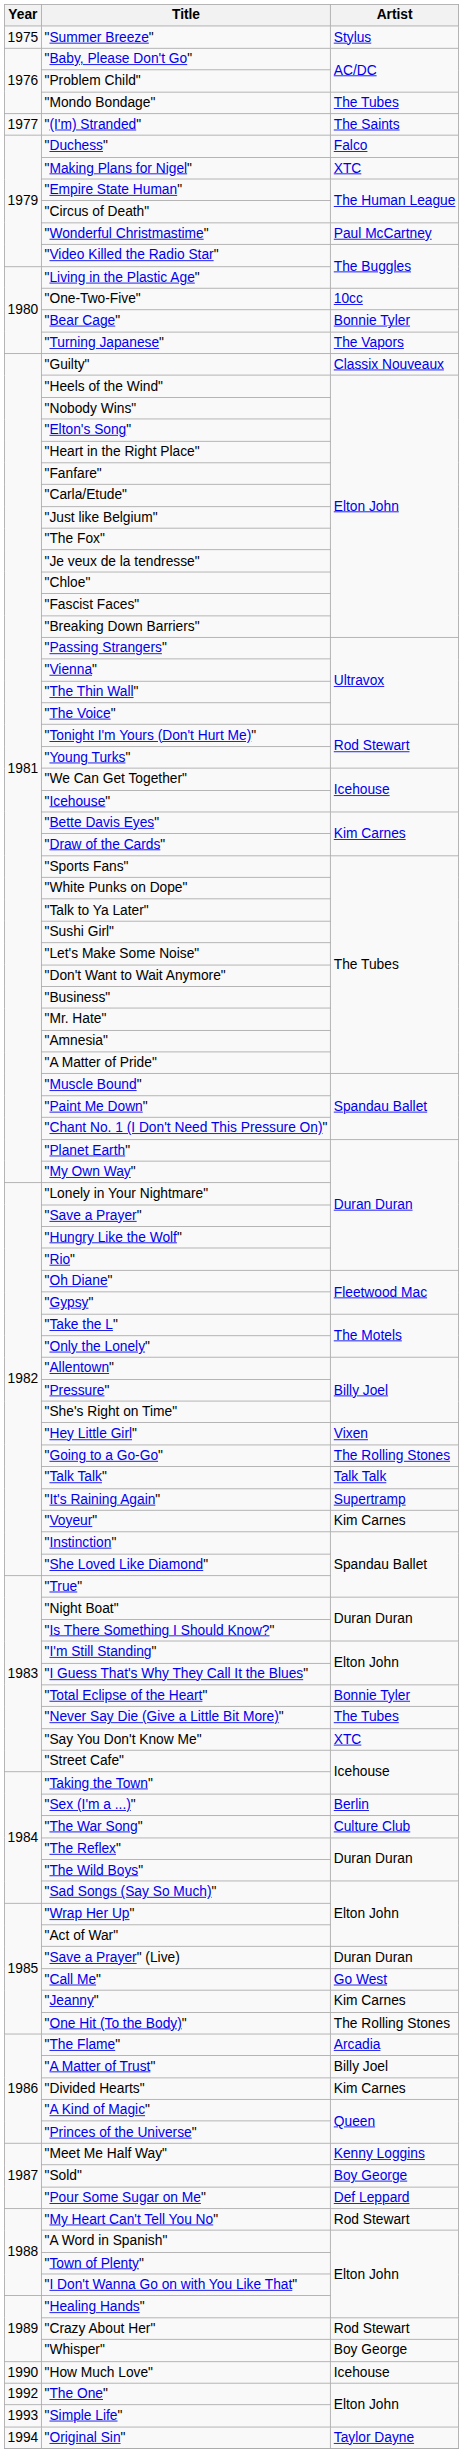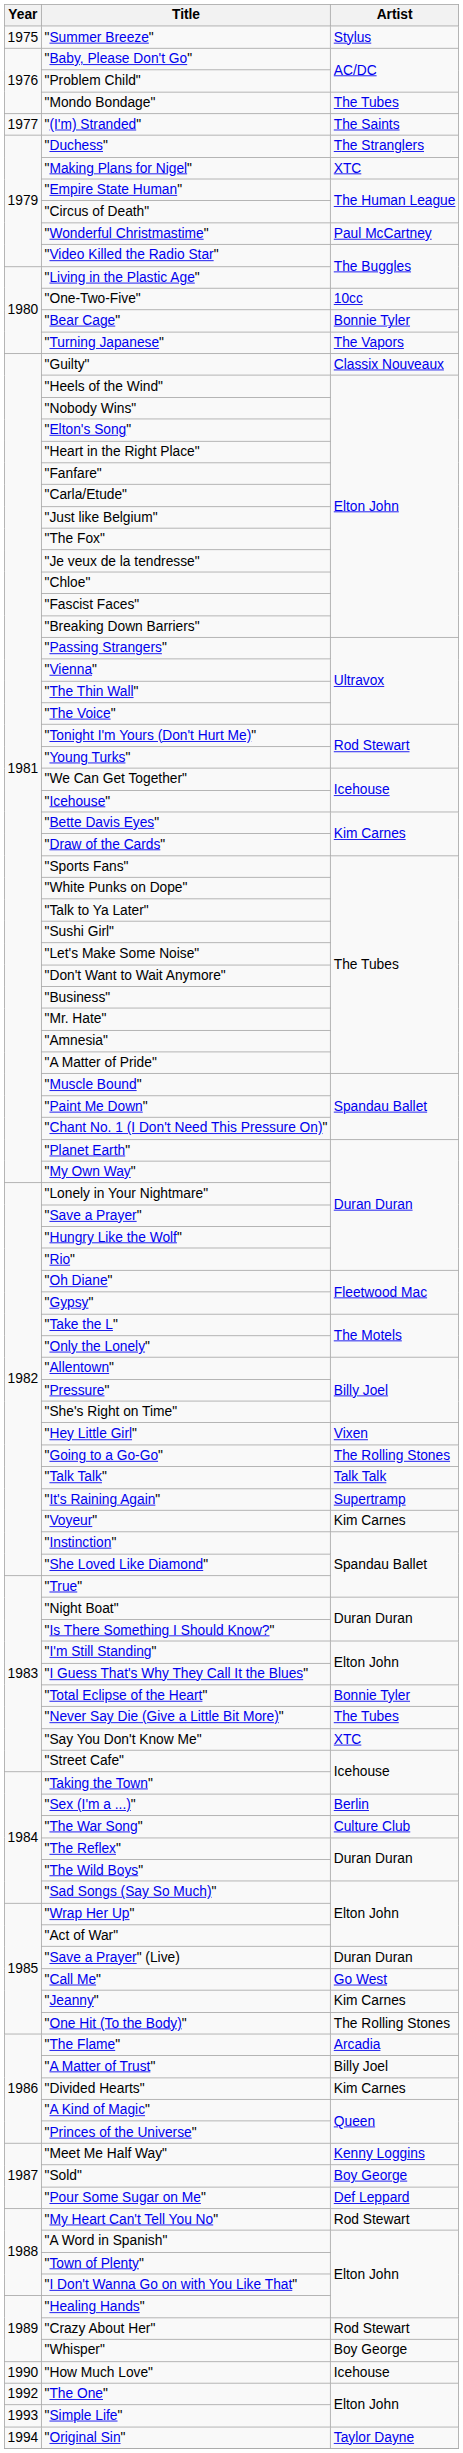(351, 146) Falco -> (379, 146) The Stranglers
